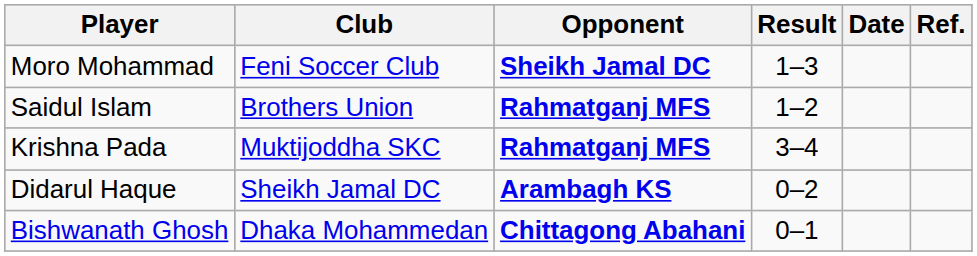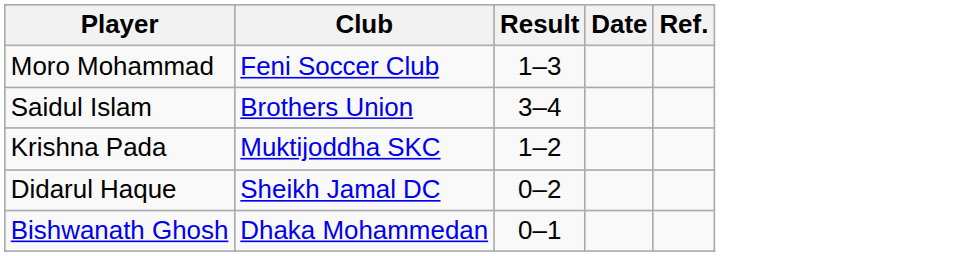- column: (623, 25)
(797, 107) 1–2 -> (540, 107) 3–4
(797, 148) 3–4 -> (540, 148) 1–2
